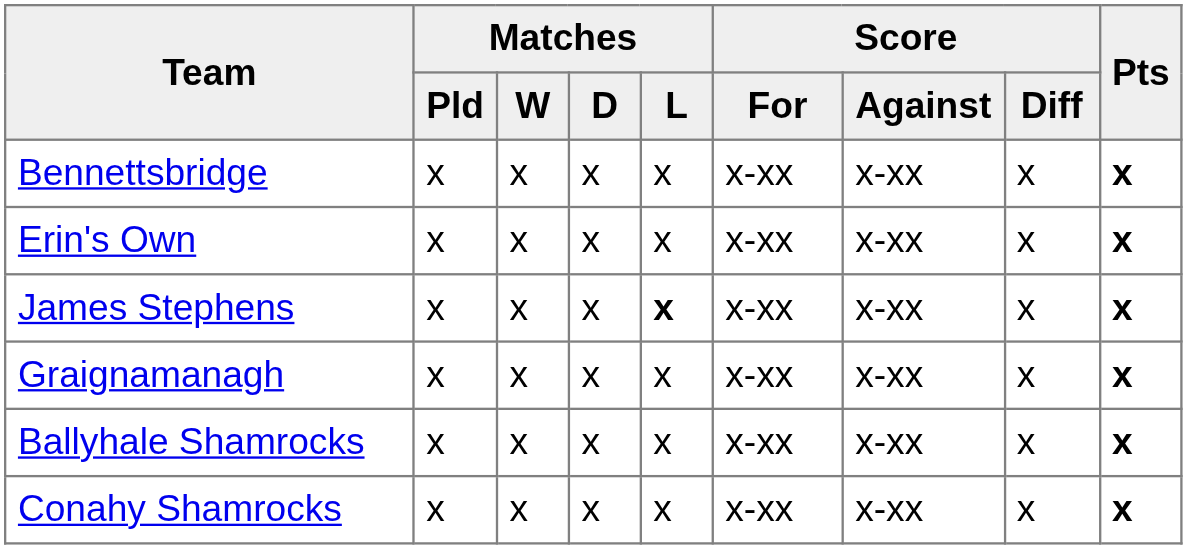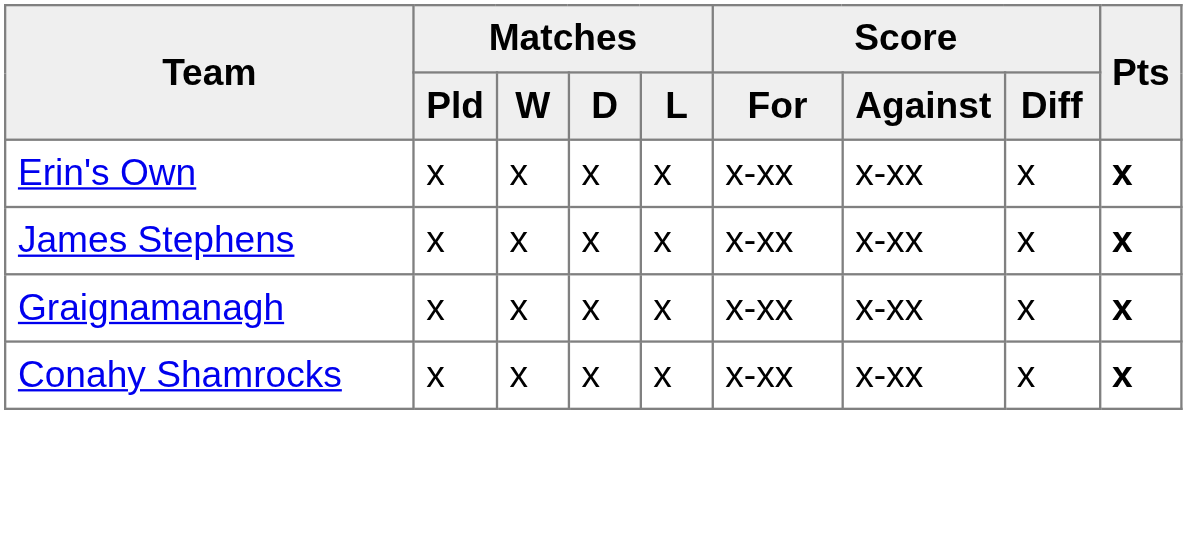- row: (143, 172)
(664, 307) bold -> (663, 239) normal
- row: (191, 441)
